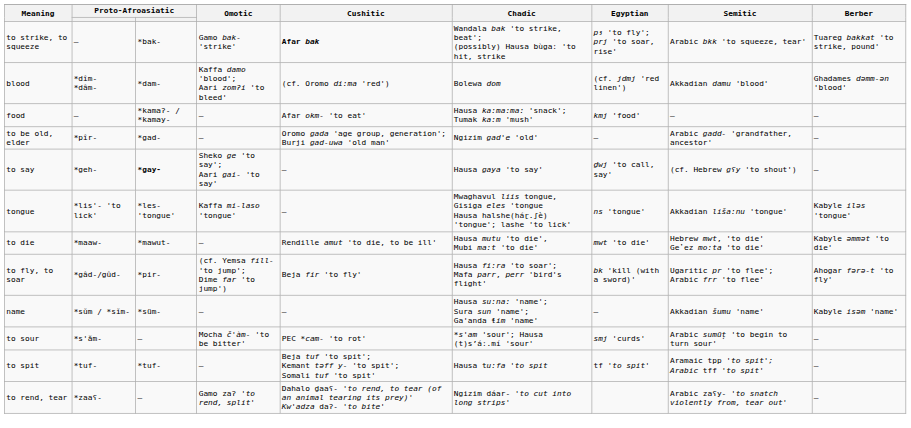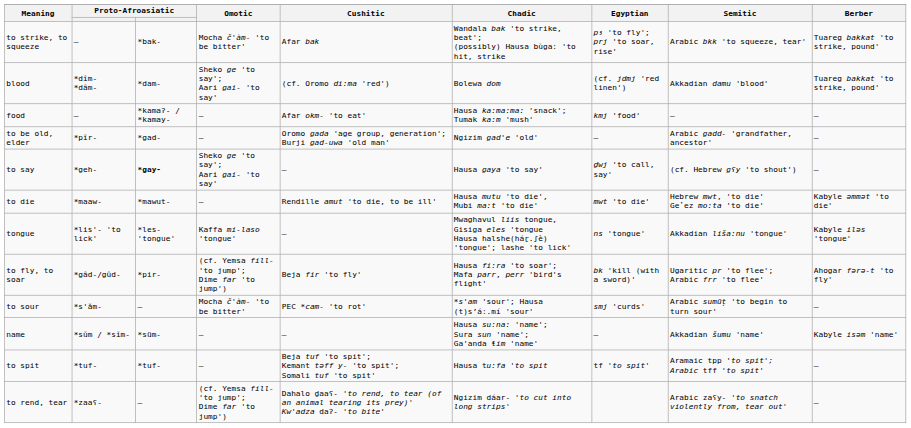(220, 42) Gamo bak- 'strike' -> (234, 42) Mocha č'àm- 'to be bitter'
(301, 42) bold -> (301, 42) normal
(232, 83) Kaffa damo 'blood'; Aari zomʔi 'to bleed' -> (229, 83) Sheko ge 'to say'; Aari gai- 'to say'
(851, 83) Ghadames dəmm-ən 'blood' -> (854, 83) Tuareg bakkat 'to strike, pound'
rows swapped: (20, 211) <-> (20, 243)
rows swapped: (16, 311) <-> (23, 338)
(227, 397) Gamo zaʔ 'to rend, split' -> (236, 402) (cf. Yemsa fill- 'to jump'; Dime far 'to jump')
